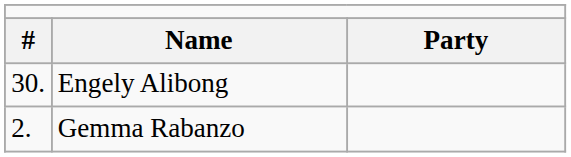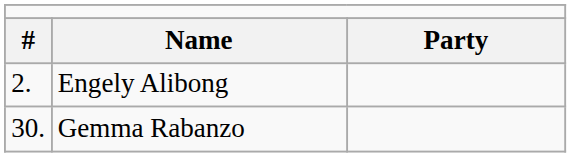(28, 84) 30. -> (21, 84) 2.
(21, 129) 2. -> (28, 129) 30.
